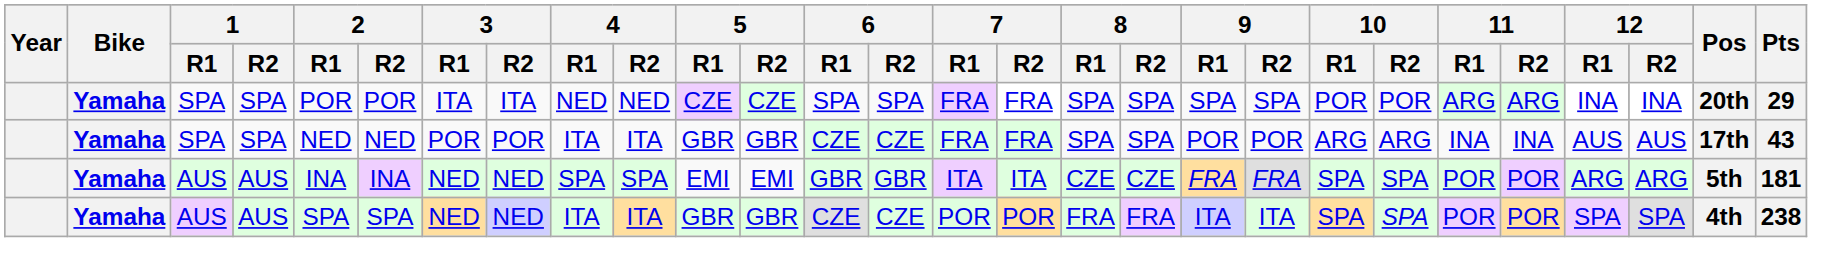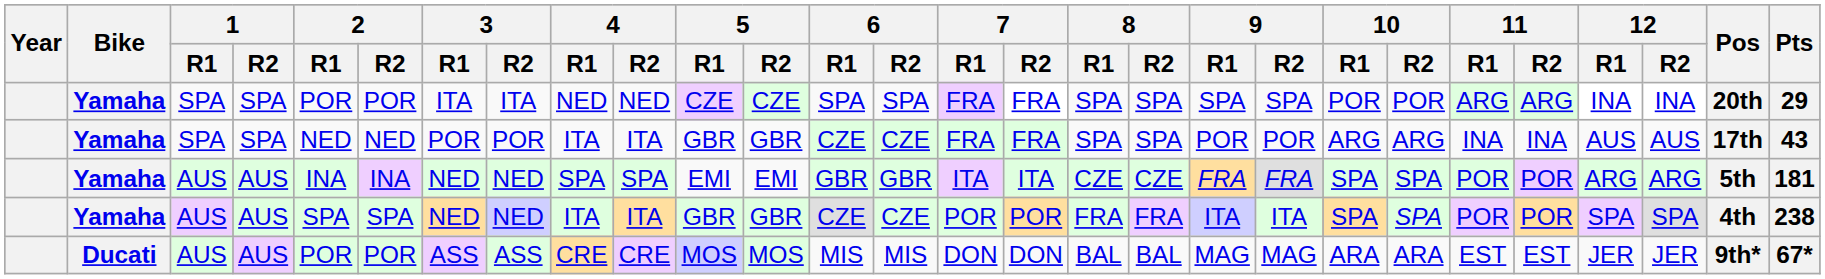+ row: (119, 255)
